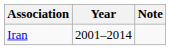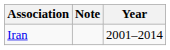columns swapped: (103, 14) <-> (150, 14)
